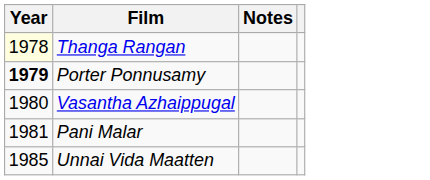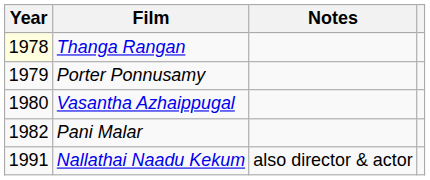(29, 75) bold -> (29, 75) normal
(29, 132) 1981 -> (29, 132) 1982
- row: (135, 160)
+ row: (151, 160)
